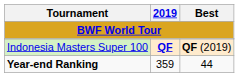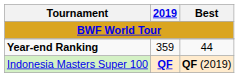rows swapped: (77, 47) <-> (52, 64)
